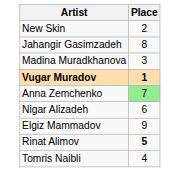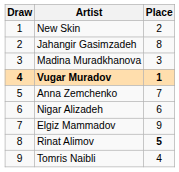+ column: (20, 12)
(144, 93) lightgreen background -> (159, 93) no background
